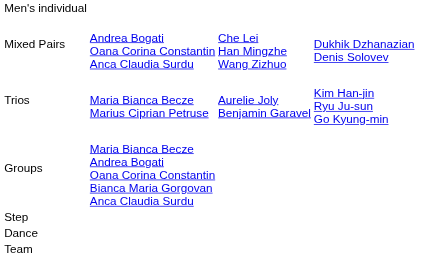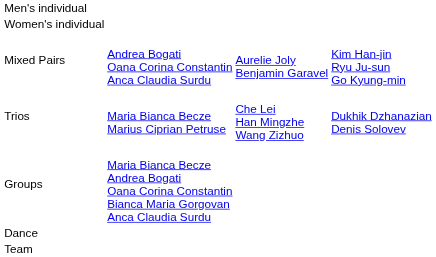+ row: (54, 24)
(252, 51) Che Lei Han Mingzhe Wang Zizhuo -> (282, 67) Aurelie Joly Benjamin Garavel
(364, 51) Dukhik Dzhanazian Denis Solovev -> (368, 67) Kim Han-jin Ryu Ju-sun Go Kyung-min
(264, 106) Aurelie Joly Benjamin Garavel -> (270, 122) Che Lei Han Mingzhe Wang Zizhuo
(351, 106) Kim Han-jin Ryu Ju-sun Go Kyung-min -> (381, 122) Dukhik Dzhanazian Denis Solovev
- row: (16, 217)
